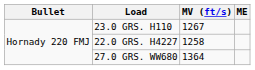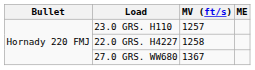(193, 27) 1267 -> (193, 27) 1257
(193, 57) 1364 -> (193, 57) 1367
